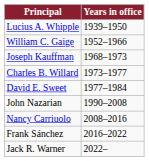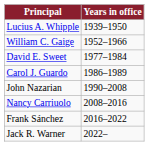- row: (40, 57)
- row: (42, 73)
+ row: (37, 73)
